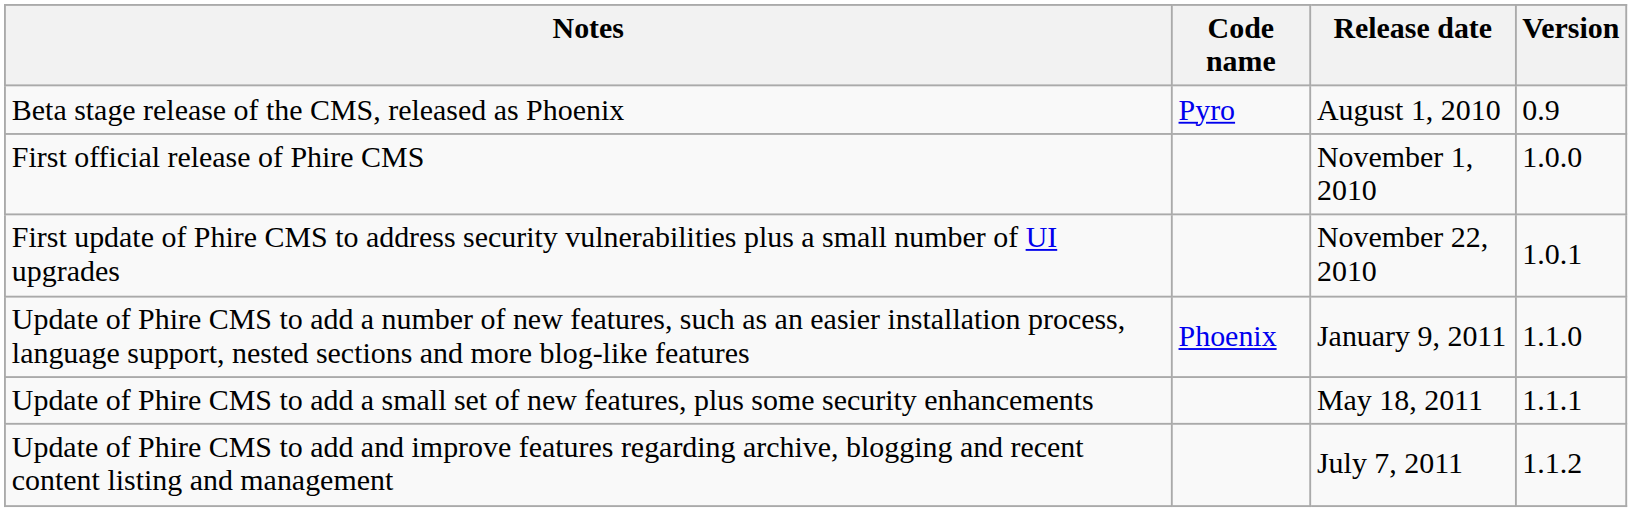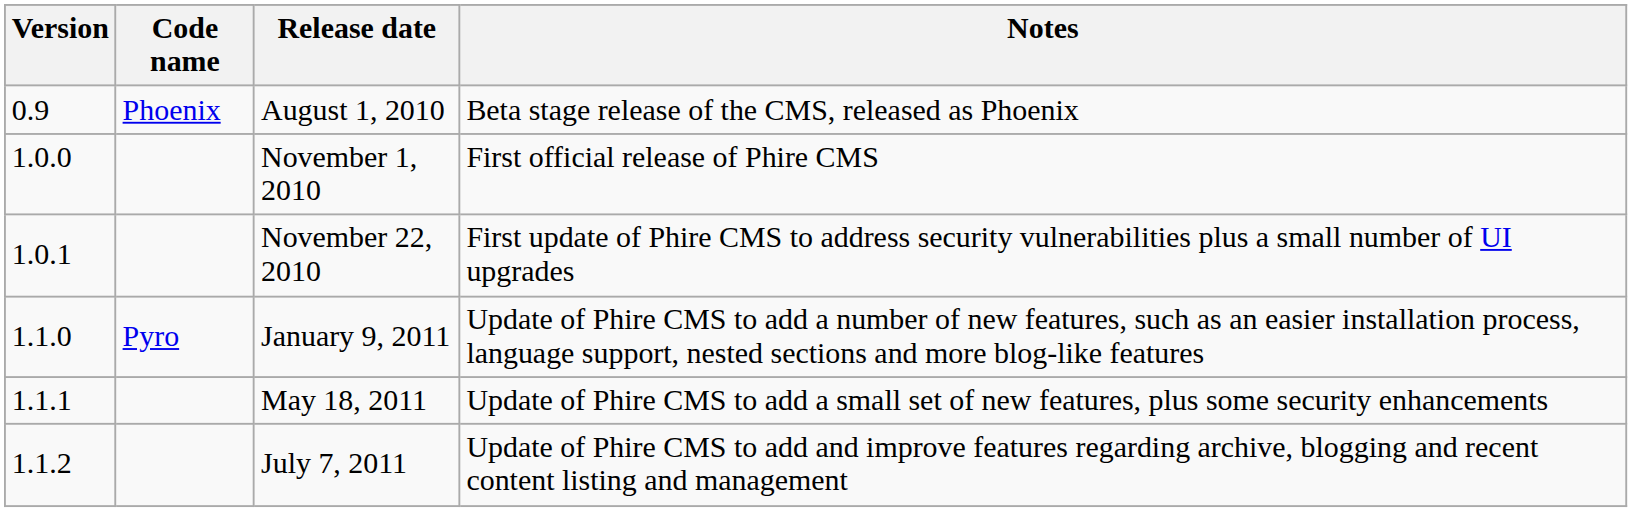columns swapped: (1571, 28) <-> (588, 28)
(1207, 109) Pyro -> (172, 109) Phoenix
(1228, 335) Phoenix -> (151, 335) Pyro
